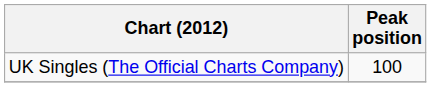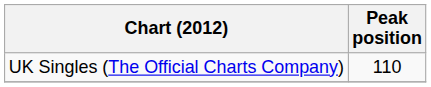(387, 67) 100 -> (387, 67) 110
